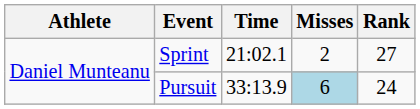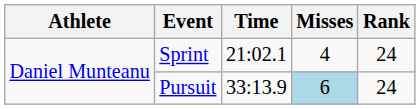(325, 54) 2 -> (325, 54) 4
(386, 54) 27 -> (386, 54) 24
